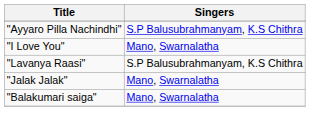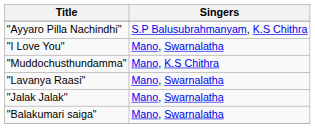+ row: (67, 64)
(215, 64) S.P Balusubrahmanyam, K.S Chithra -> (178, 81) Mano, Swarnalatha
